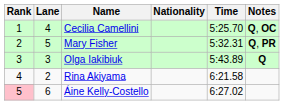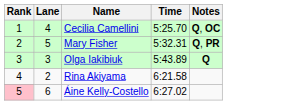- column: (179, 12)
